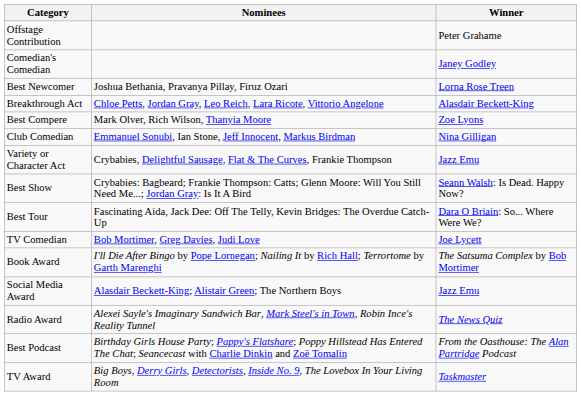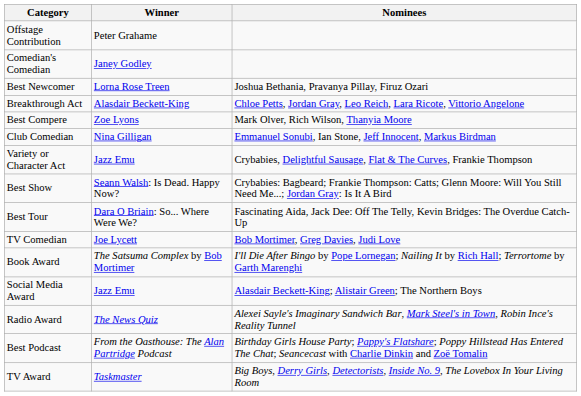columns swapped: (506, 12) <-> (264, 12)
